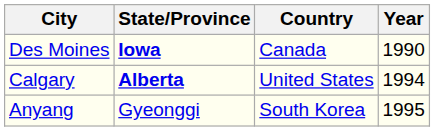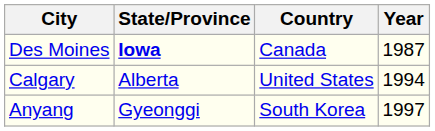(404, 49) 1990 -> (404, 49) 1987
(151, 80) bold -> (148, 80) normal
(404, 110) 1995 -> (404, 110) 1997
